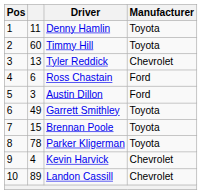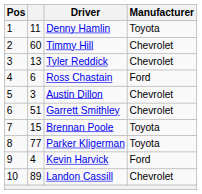(145, 45) Toyota -> (151, 45) Chevrolet
(140, 94) Ford -> (151, 94) Chevrolet
(36, 110) 49 -> (36, 110) 51
(145, 110) Toyota -> (151, 110) Chevrolet
(36, 143) 78 -> (36, 143) 77
(151, 160) Chevrolet -> (140, 160) Ford
